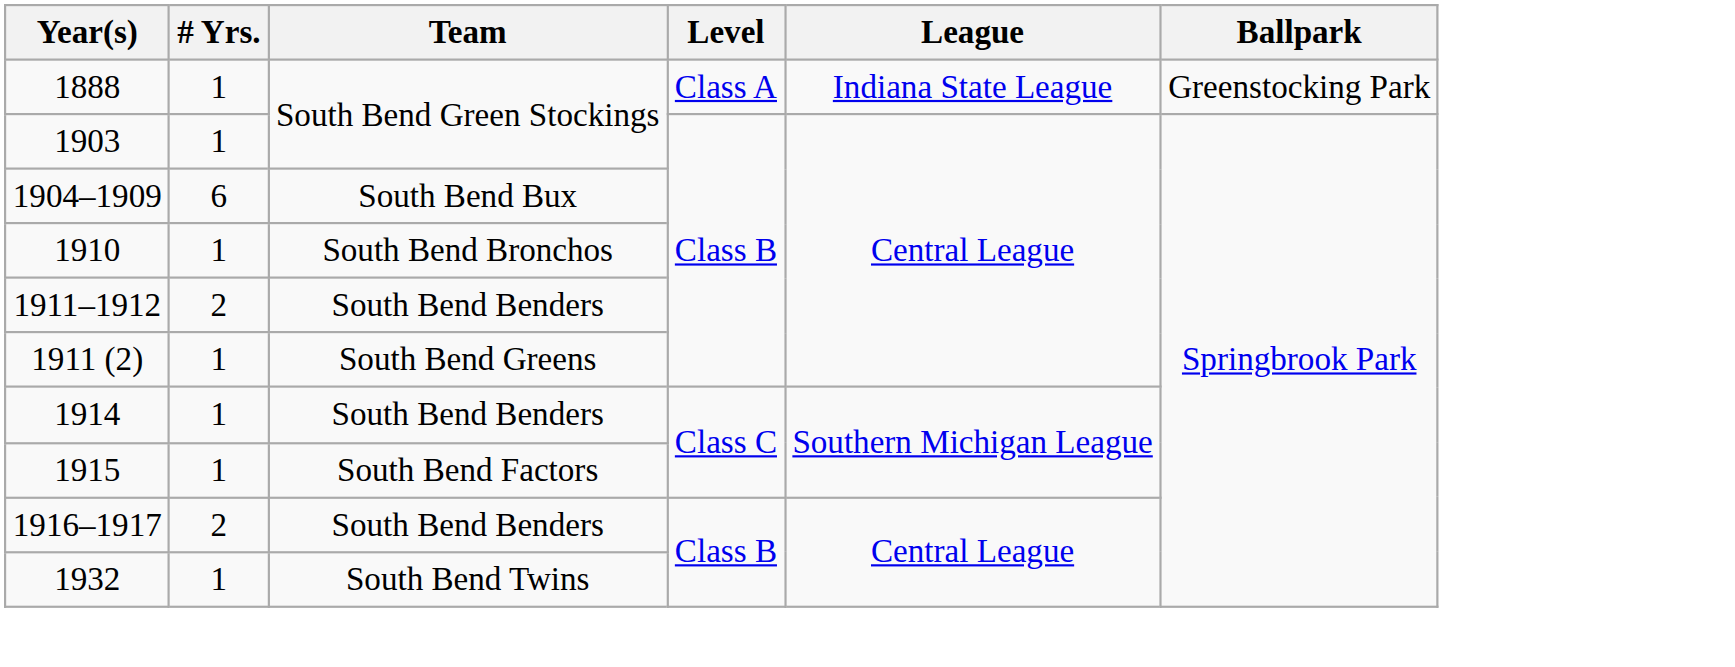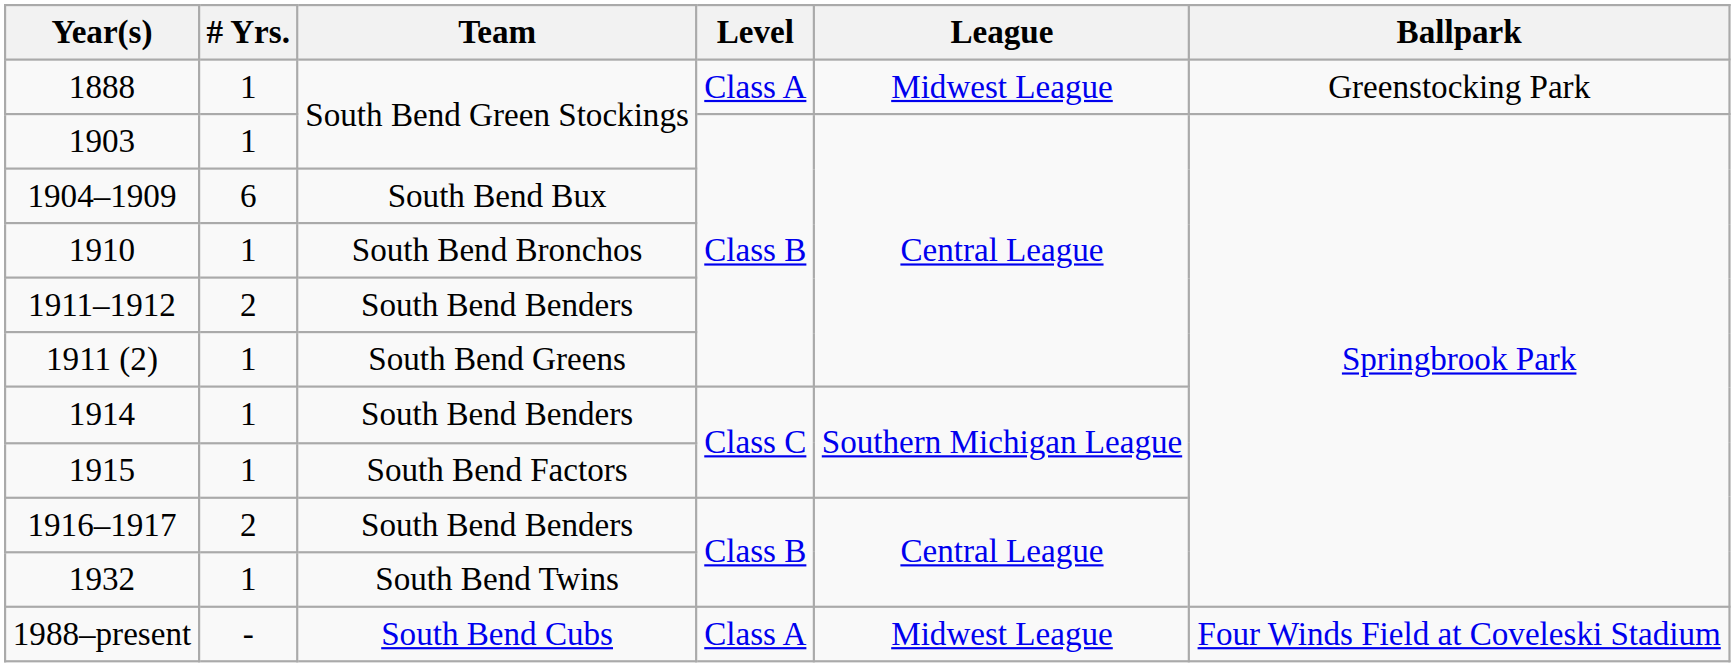(973, 86) Indiana State League -> (1002, 86) Midwest League
+ row: (102, 633)
